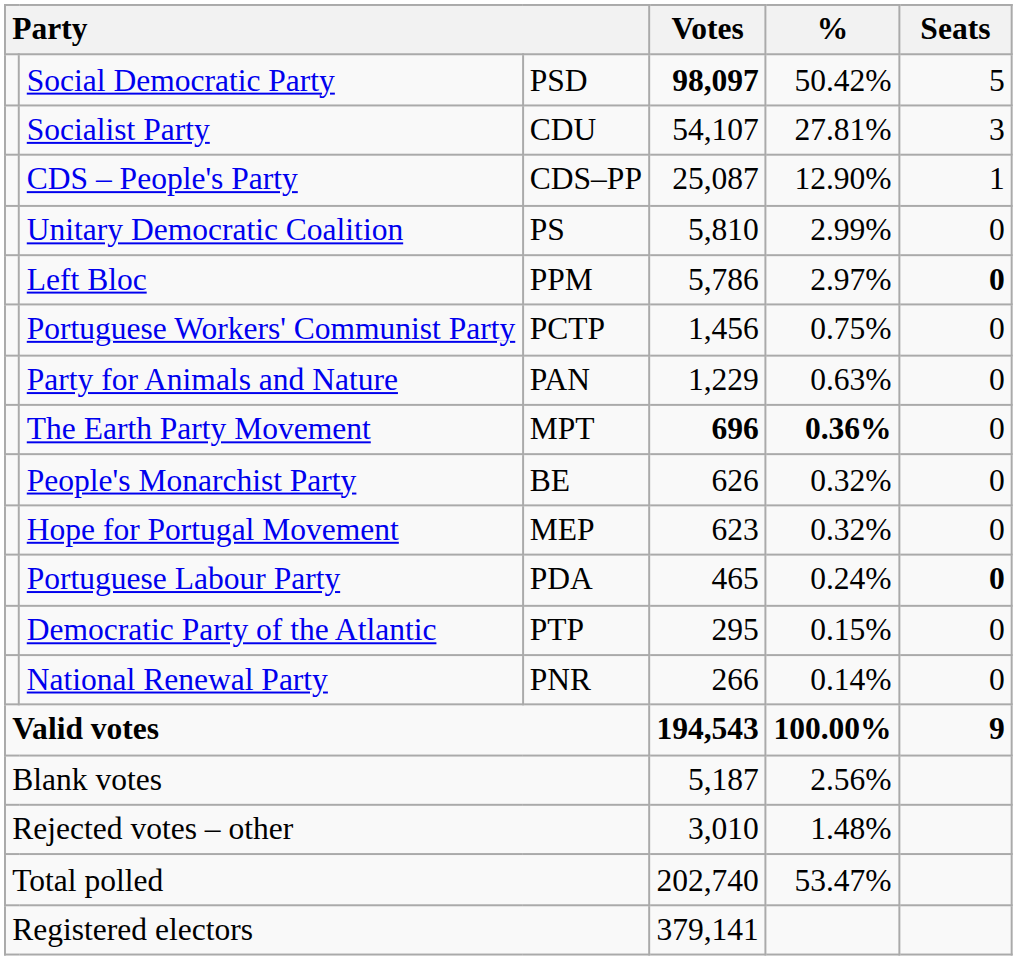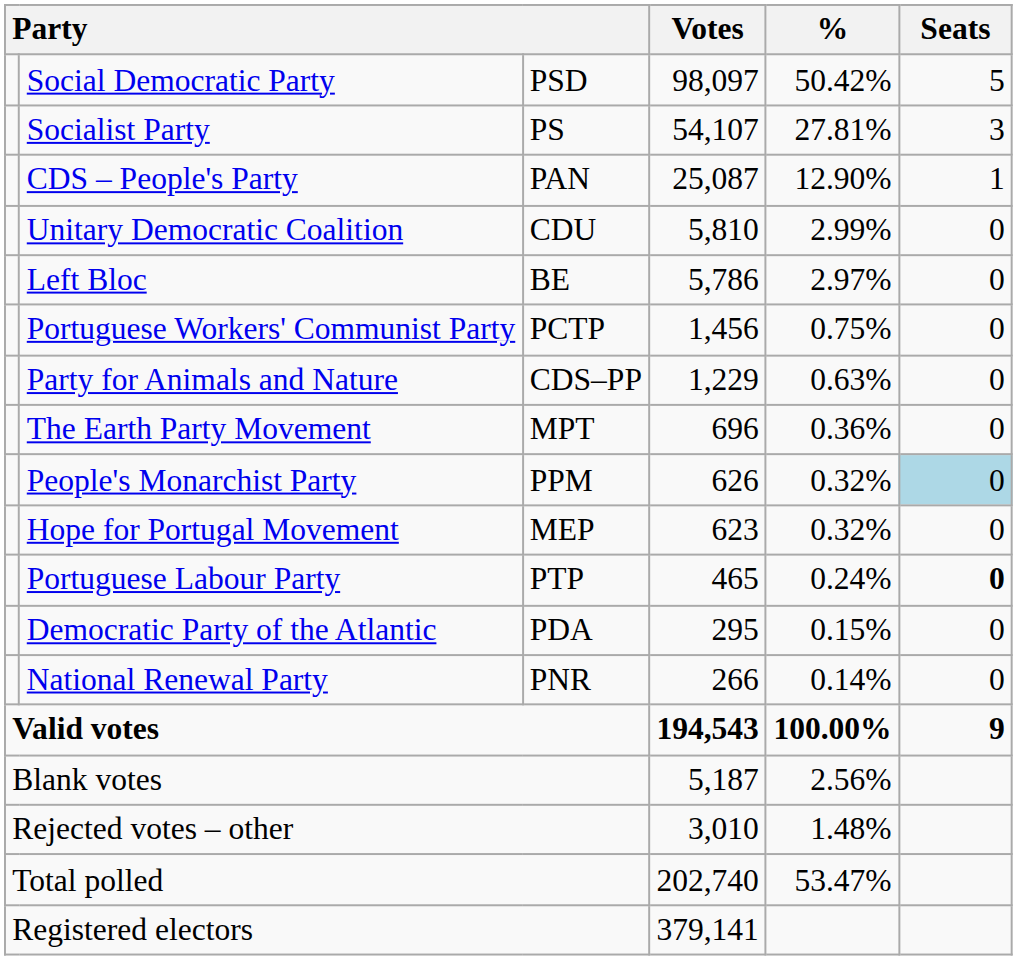(716, 79) bold -> (716, 79) normal
(563, 129) CDU -> (547, 129) PS
(586, 179) CDS–PP -> (560, 179) PAN
(547, 229) PS -> (563, 229) CDU
(561, 279) PPM -> (550, 279) BE
(997, 279) bold -> (997, 279) normal
(560, 379) PAN -> (586, 379) CDS–PP
(735, 429) bold -> (735, 429) normal
(848, 429) bold -> (851, 429) normal
(550, 479) BE -> (561, 479) PPM
(997, 479) no background -> (997, 479) lightblue background
(561, 579) PDA -> (557, 579) PTP
(557, 629) PTP -> (561, 629) PDA
